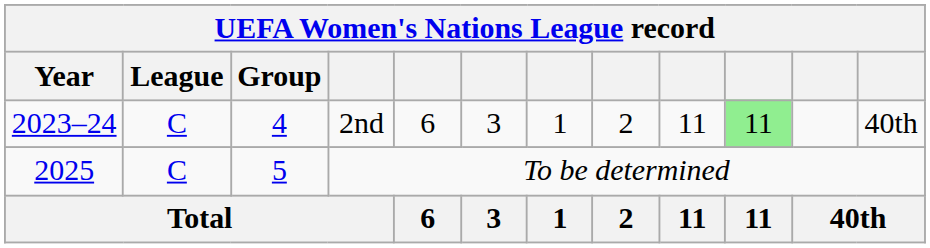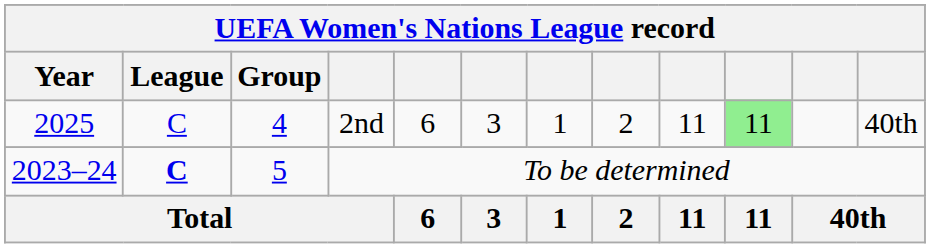(64, 123) 2023–24 -> (64, 123) 2025
(64, 170) 2025 -> (64, 170) 2023–24
(177, 170) normal -> (177, 170) bold
